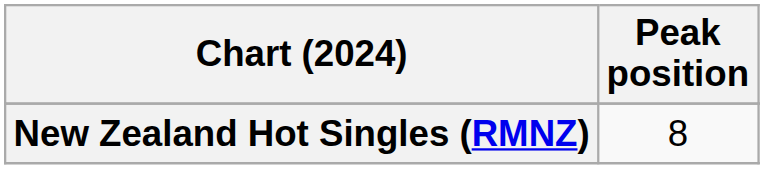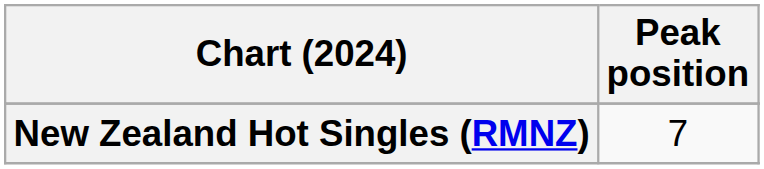(678, 132) 8 -> (678, 132) 7
